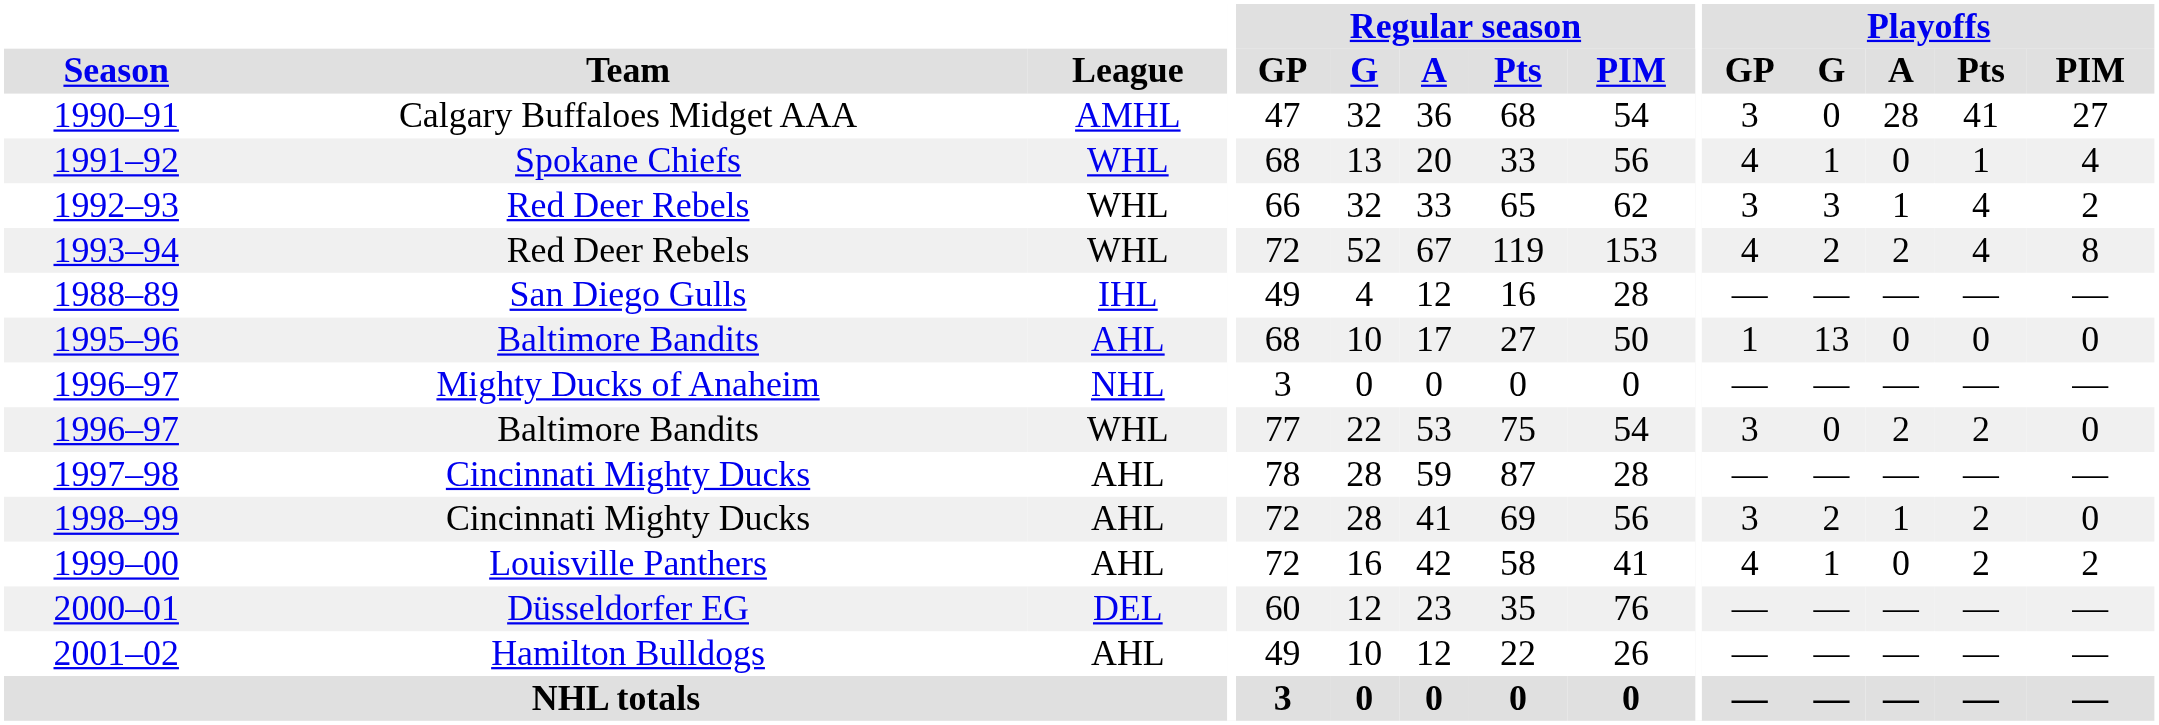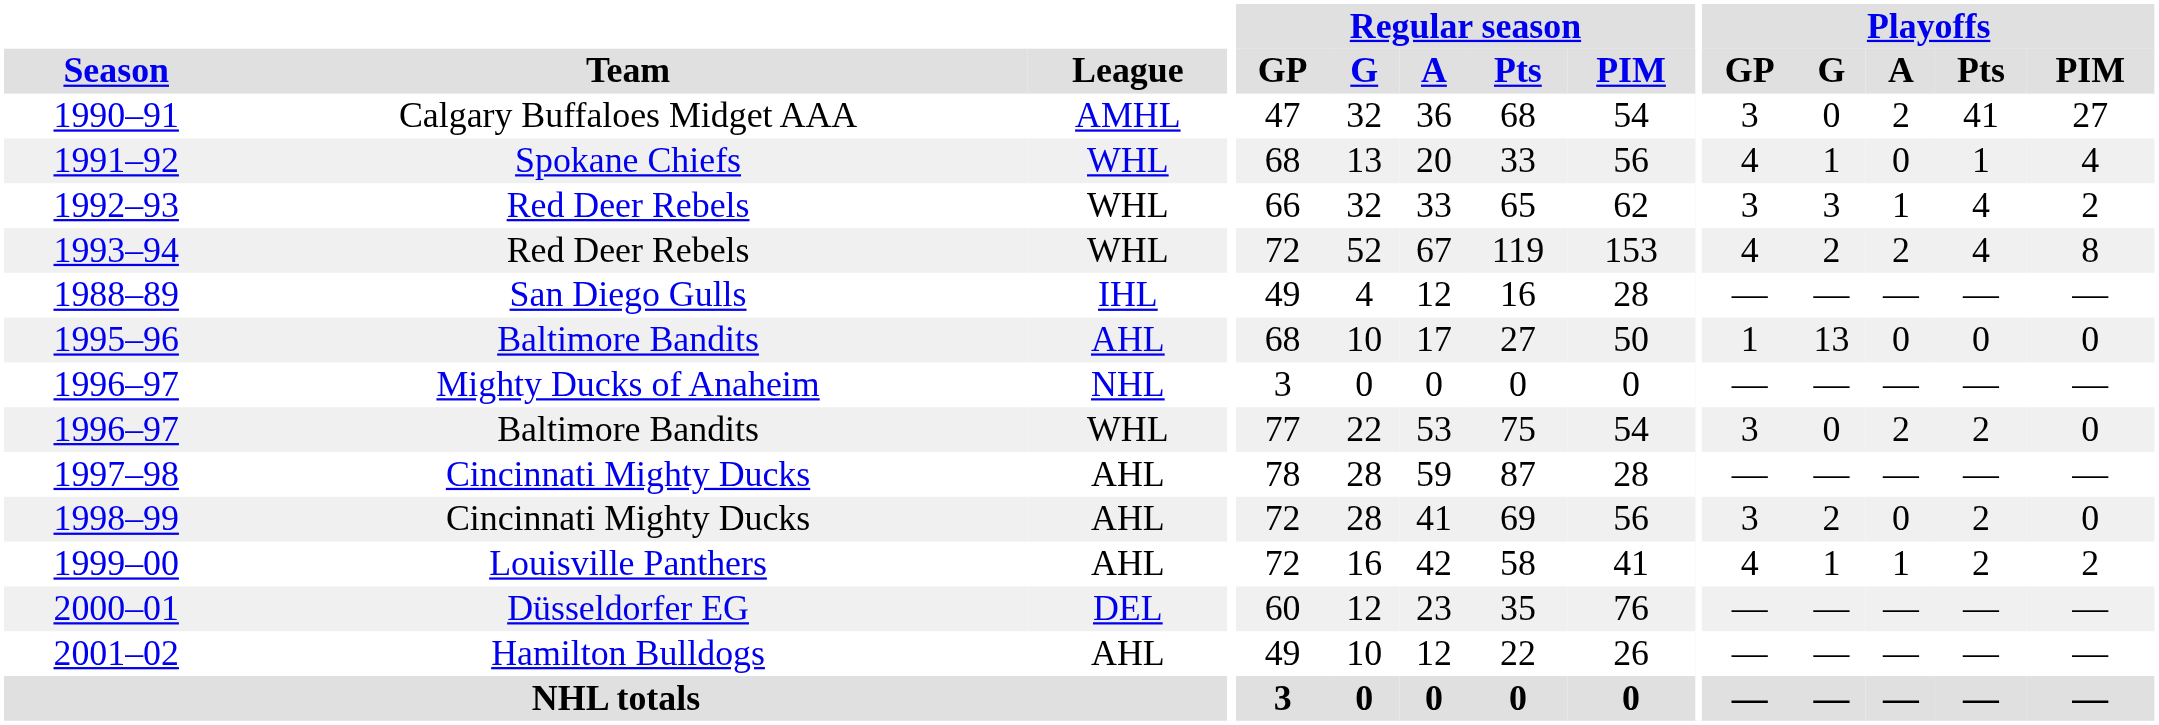(1901, 115) 28 -> (1901, 115) 2
(1901, 518) 1 -> (1901, 518) 0
(1901, 563) 0 -> (1901, 563) 1
